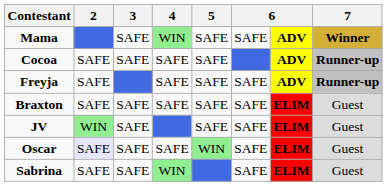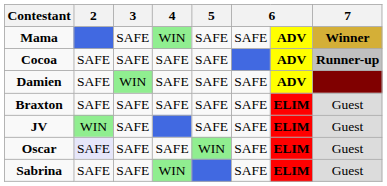- row: (39, 82)
+ row: (39, 82)
